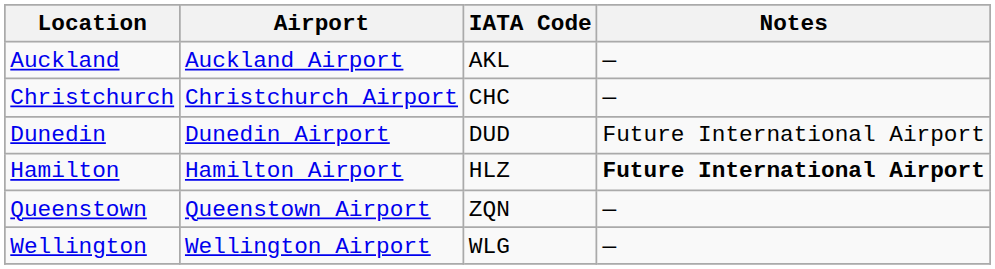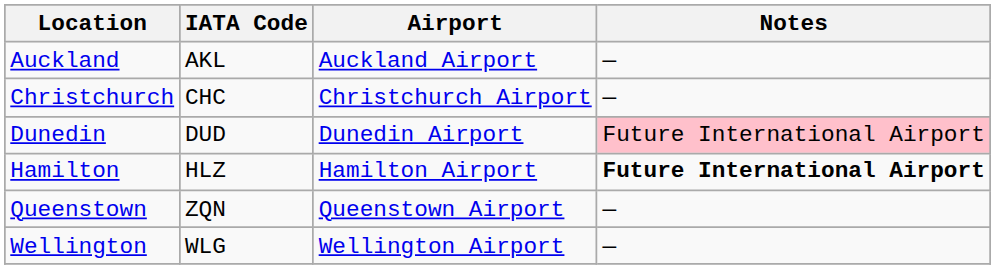columns swapped: (321, 23) <-> (530, 23)
(794, 135) no background -> (794, 135) pink background
